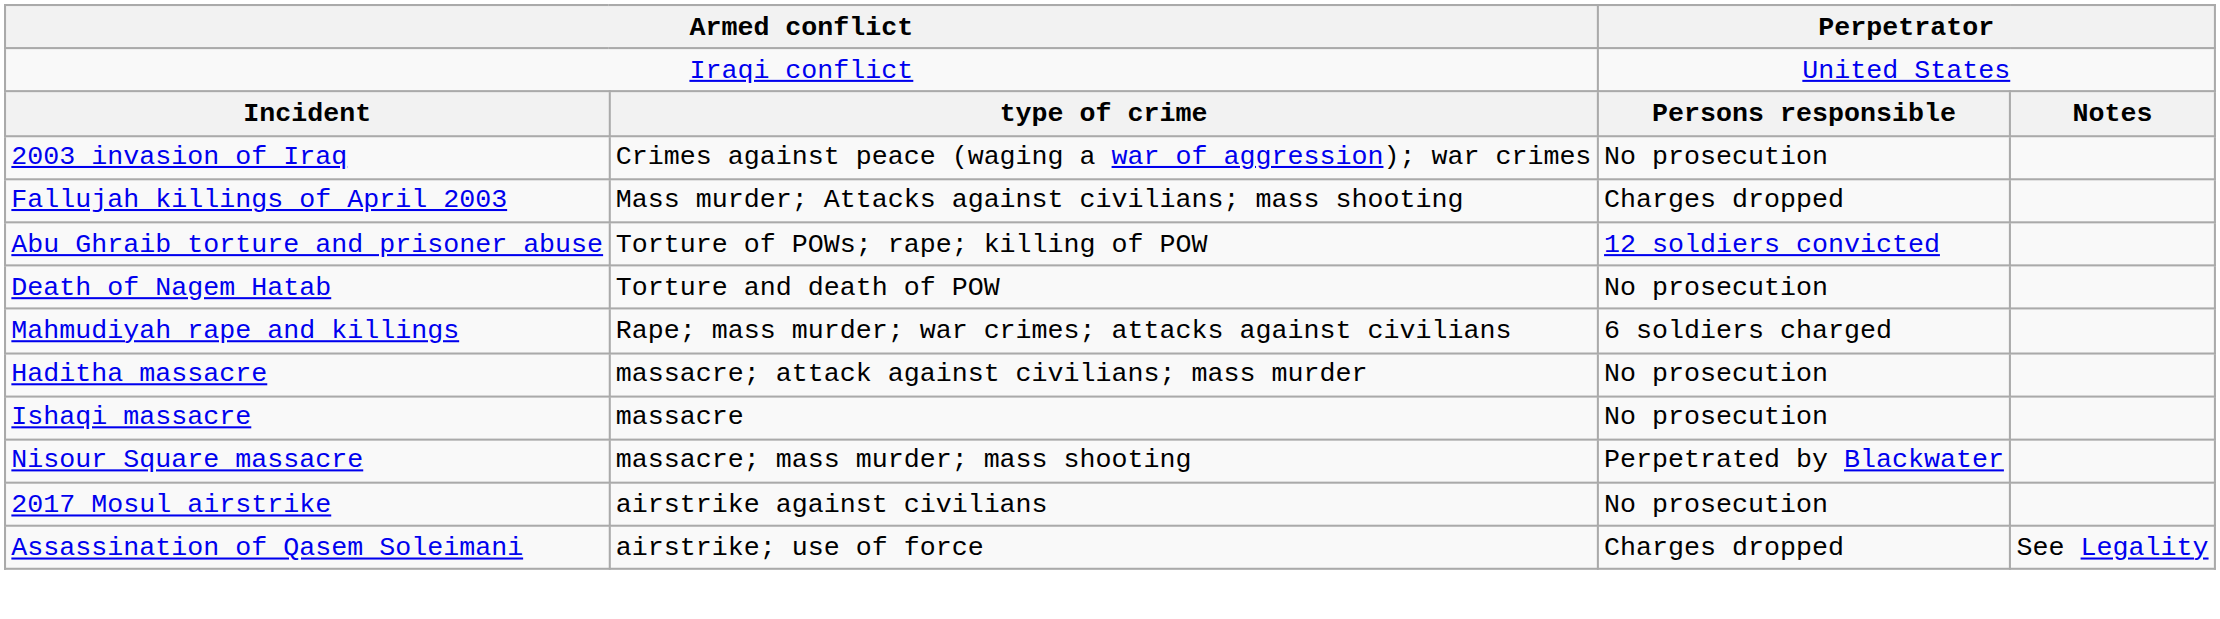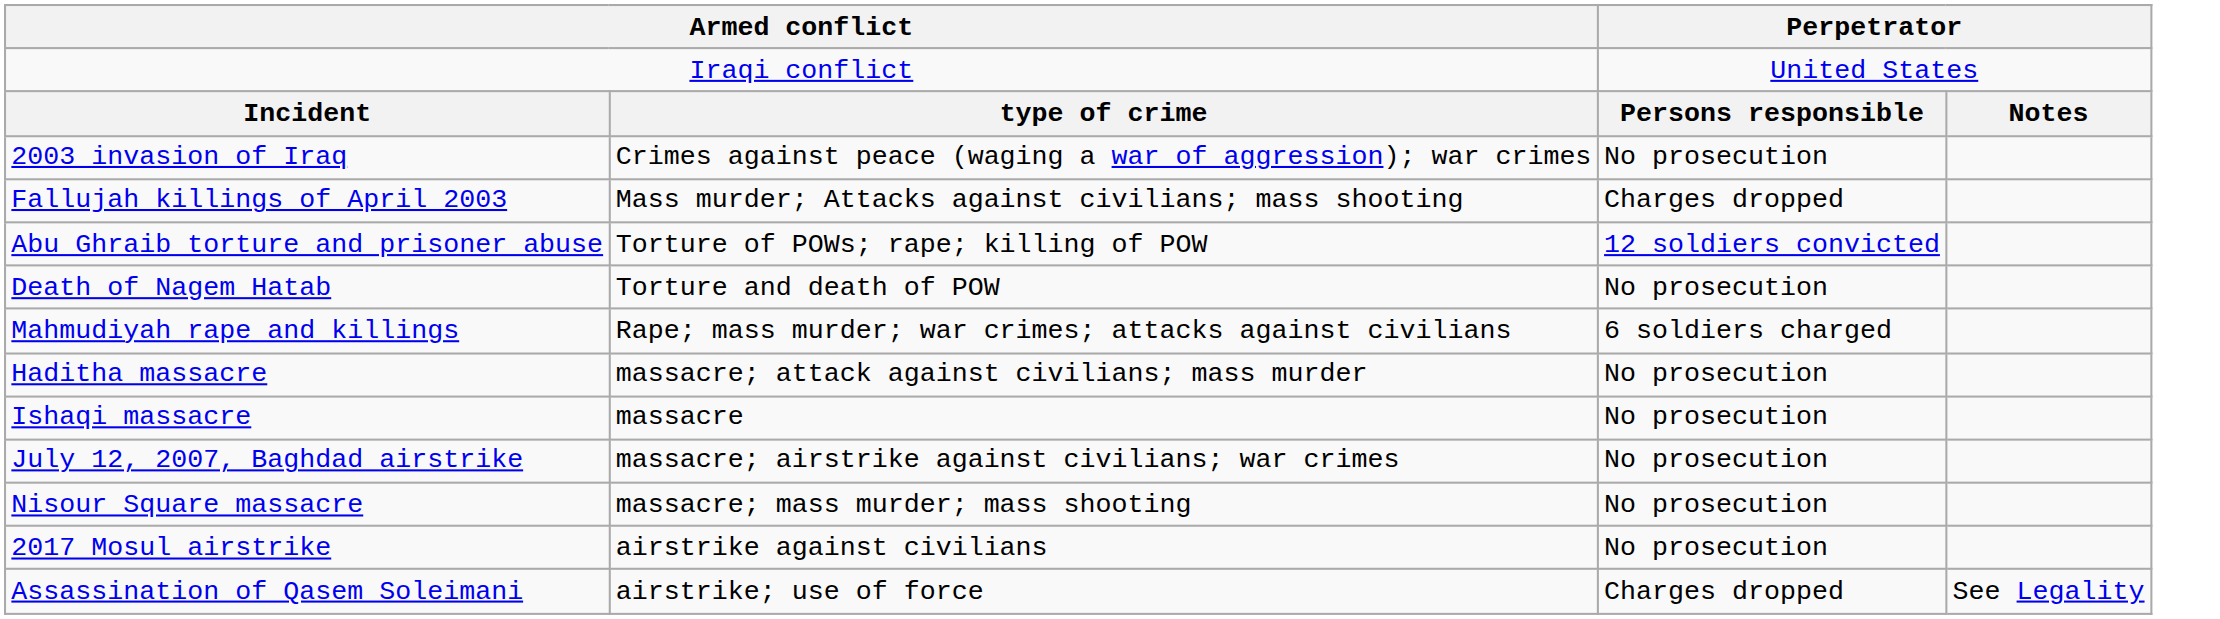+ row: (267, 461)
(1804, 461) Perpetrated by Blackwater -> (1716, 505) No prosecution
